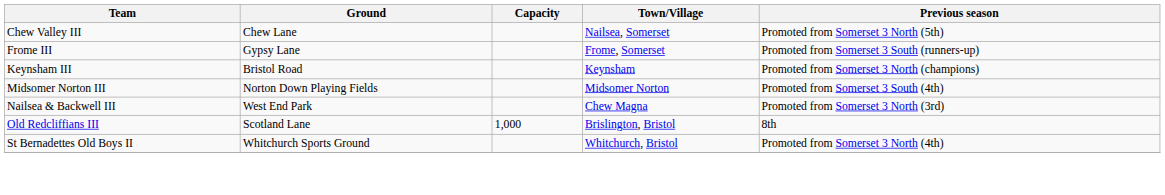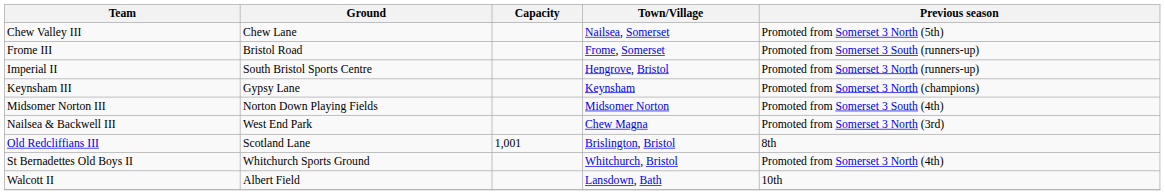(271, 50) Gypsy Lane -> (273, 50) Bristol Road
+ row: (32, 69)
(273, 69) Bristol Road -> (271, 87) Gypsy Lane
(508, 124) 1,000 -> (508, 143) 1,001
+ row: (30, 180)
